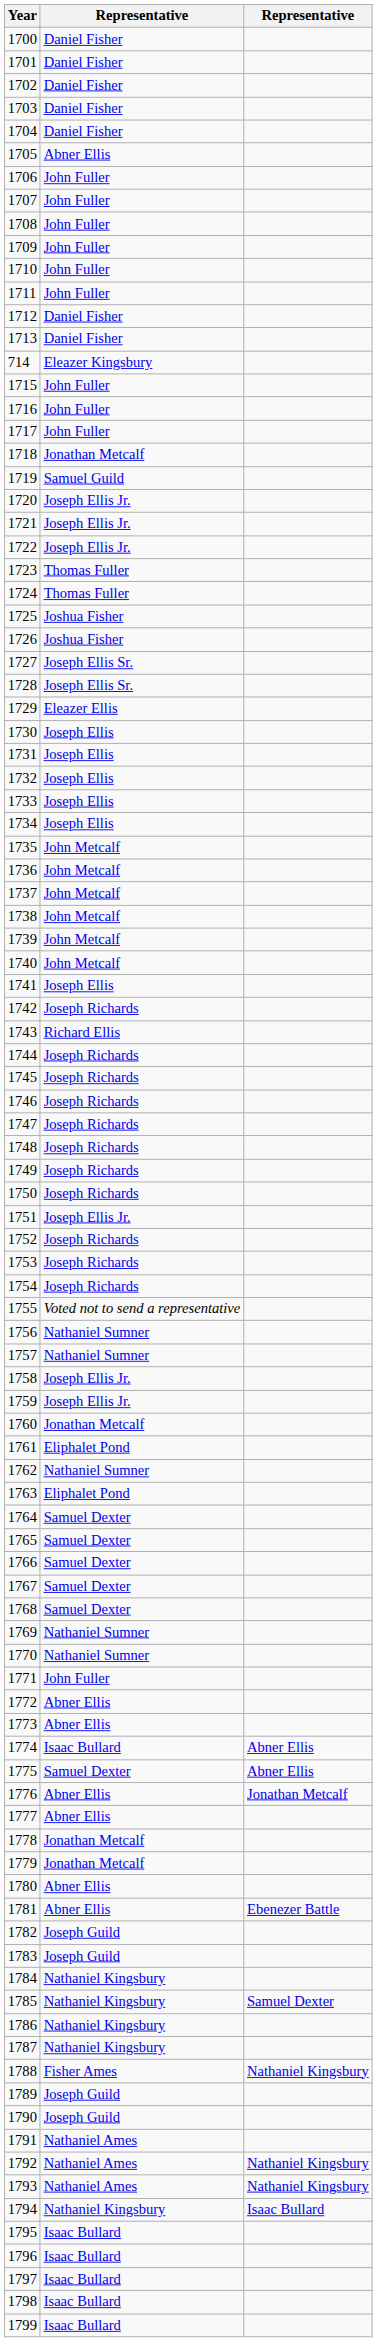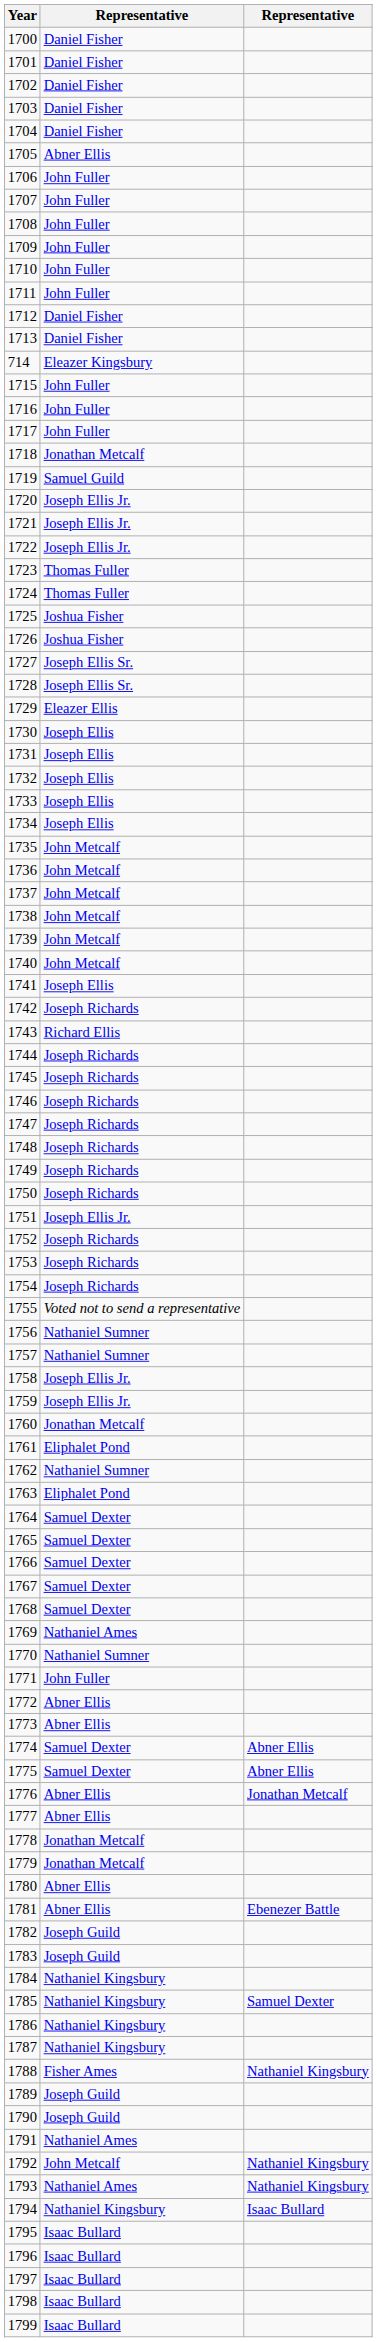(96, 1632) Nathaniel Sumner -> (90, 1632) Nathaniel Ames
(82, 1747) Isaac Bullard -> (87, 1747) Samuel Dexter
(90, 2163) Nathaniel Ames -> (82, 2163) John Metcalf
